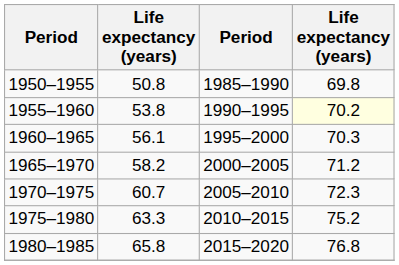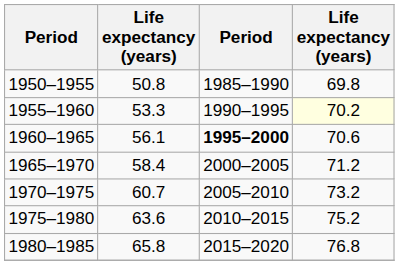(149, 110) 53.8 -> (149, 110) 53.3
(246, 138) normal -> (246, 138) bold
(343, 138) 70.3 -> (343, 138) 70.6
(149, 165) 58.2 -> (149, 165) 58.4
(343, 192) 72.3 -> (343, 192) 73.2
(149, 219) 63.3 -> (149, 219) 63.6
